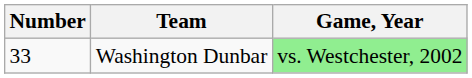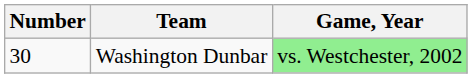(20, 55) 33 -> (20, 55) 30
